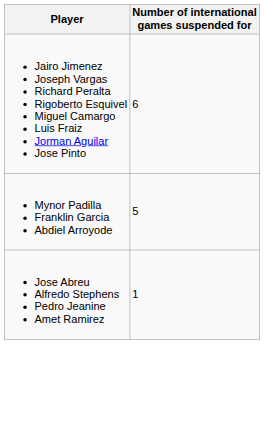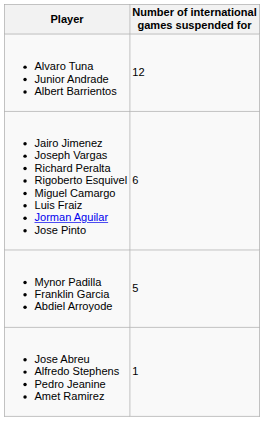+ row: (67, 79)
